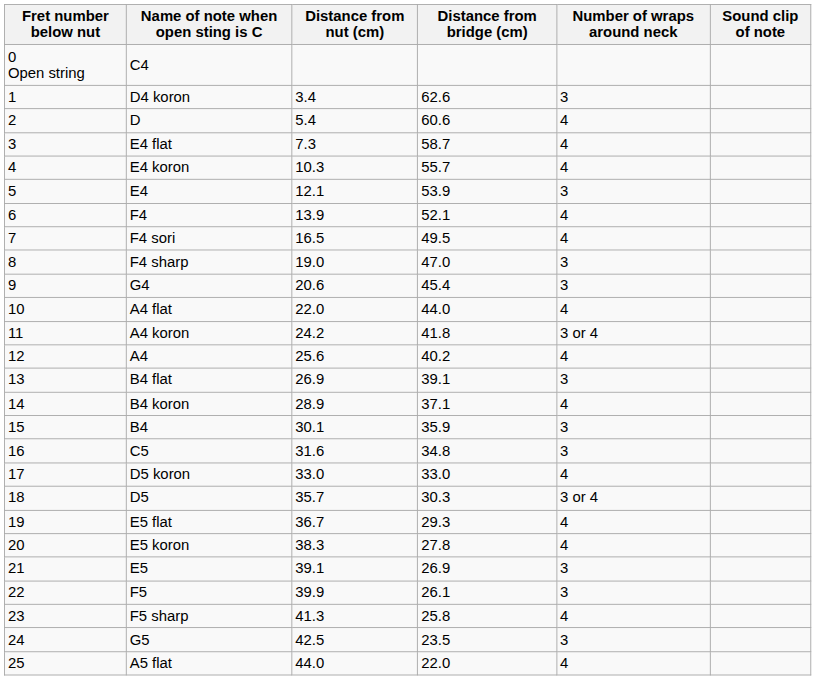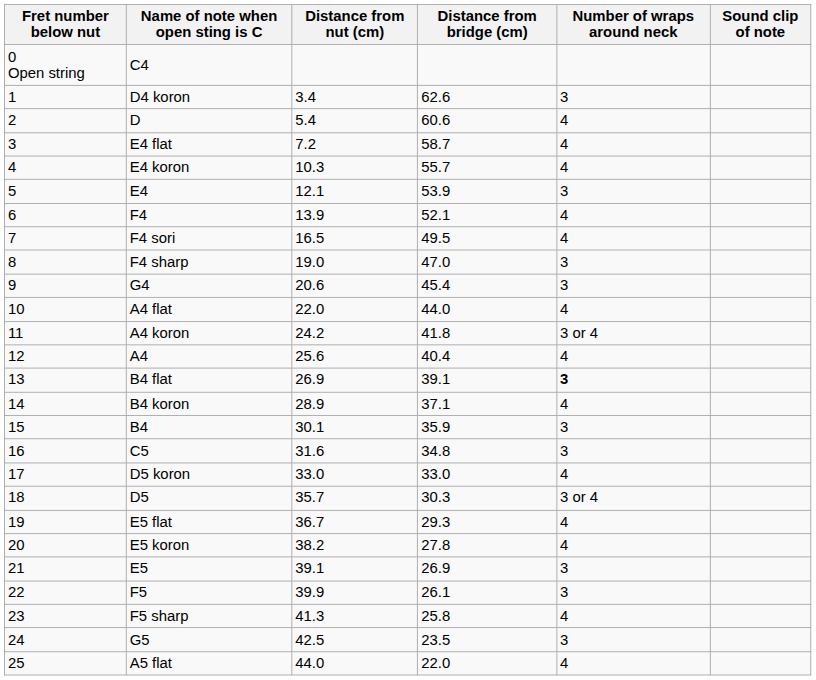(306, 144) 7.3 -> (306, 144) 7.2
(436, 356) 40.2 -> (436, 356) 40.4
(564, 380) normal -> (564, 380) bold
(310, 545) 38.3 -> (310, 545) 38.2
